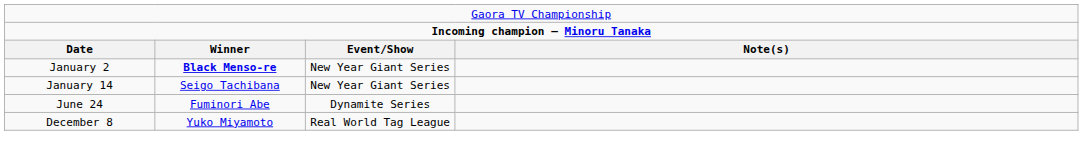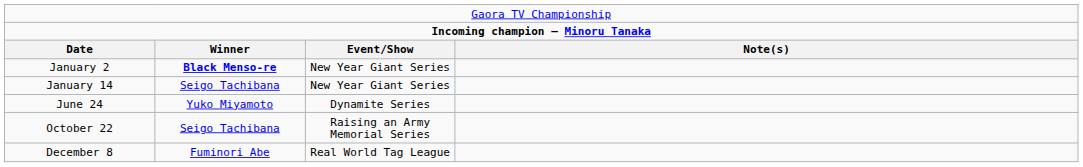(230, 103) Fuminori Abe -> (230, 103) Yuko Miyamoto
+ row: (80, 128)
(230, 121) Yuko Miyamoto -> (230, 152) Fuminori Abe
